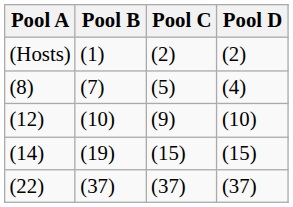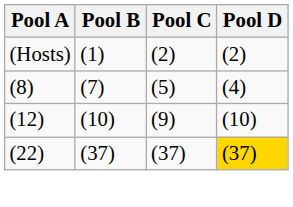- row: (27, 152)
(239, 185) no background -> (239, 152) gold background
